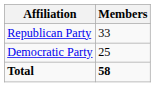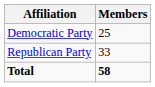rows swapped: (50, 52) <-> (49, 33)
